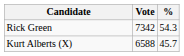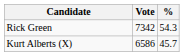(145, 43) 6588 -> (145, 43) 6586
